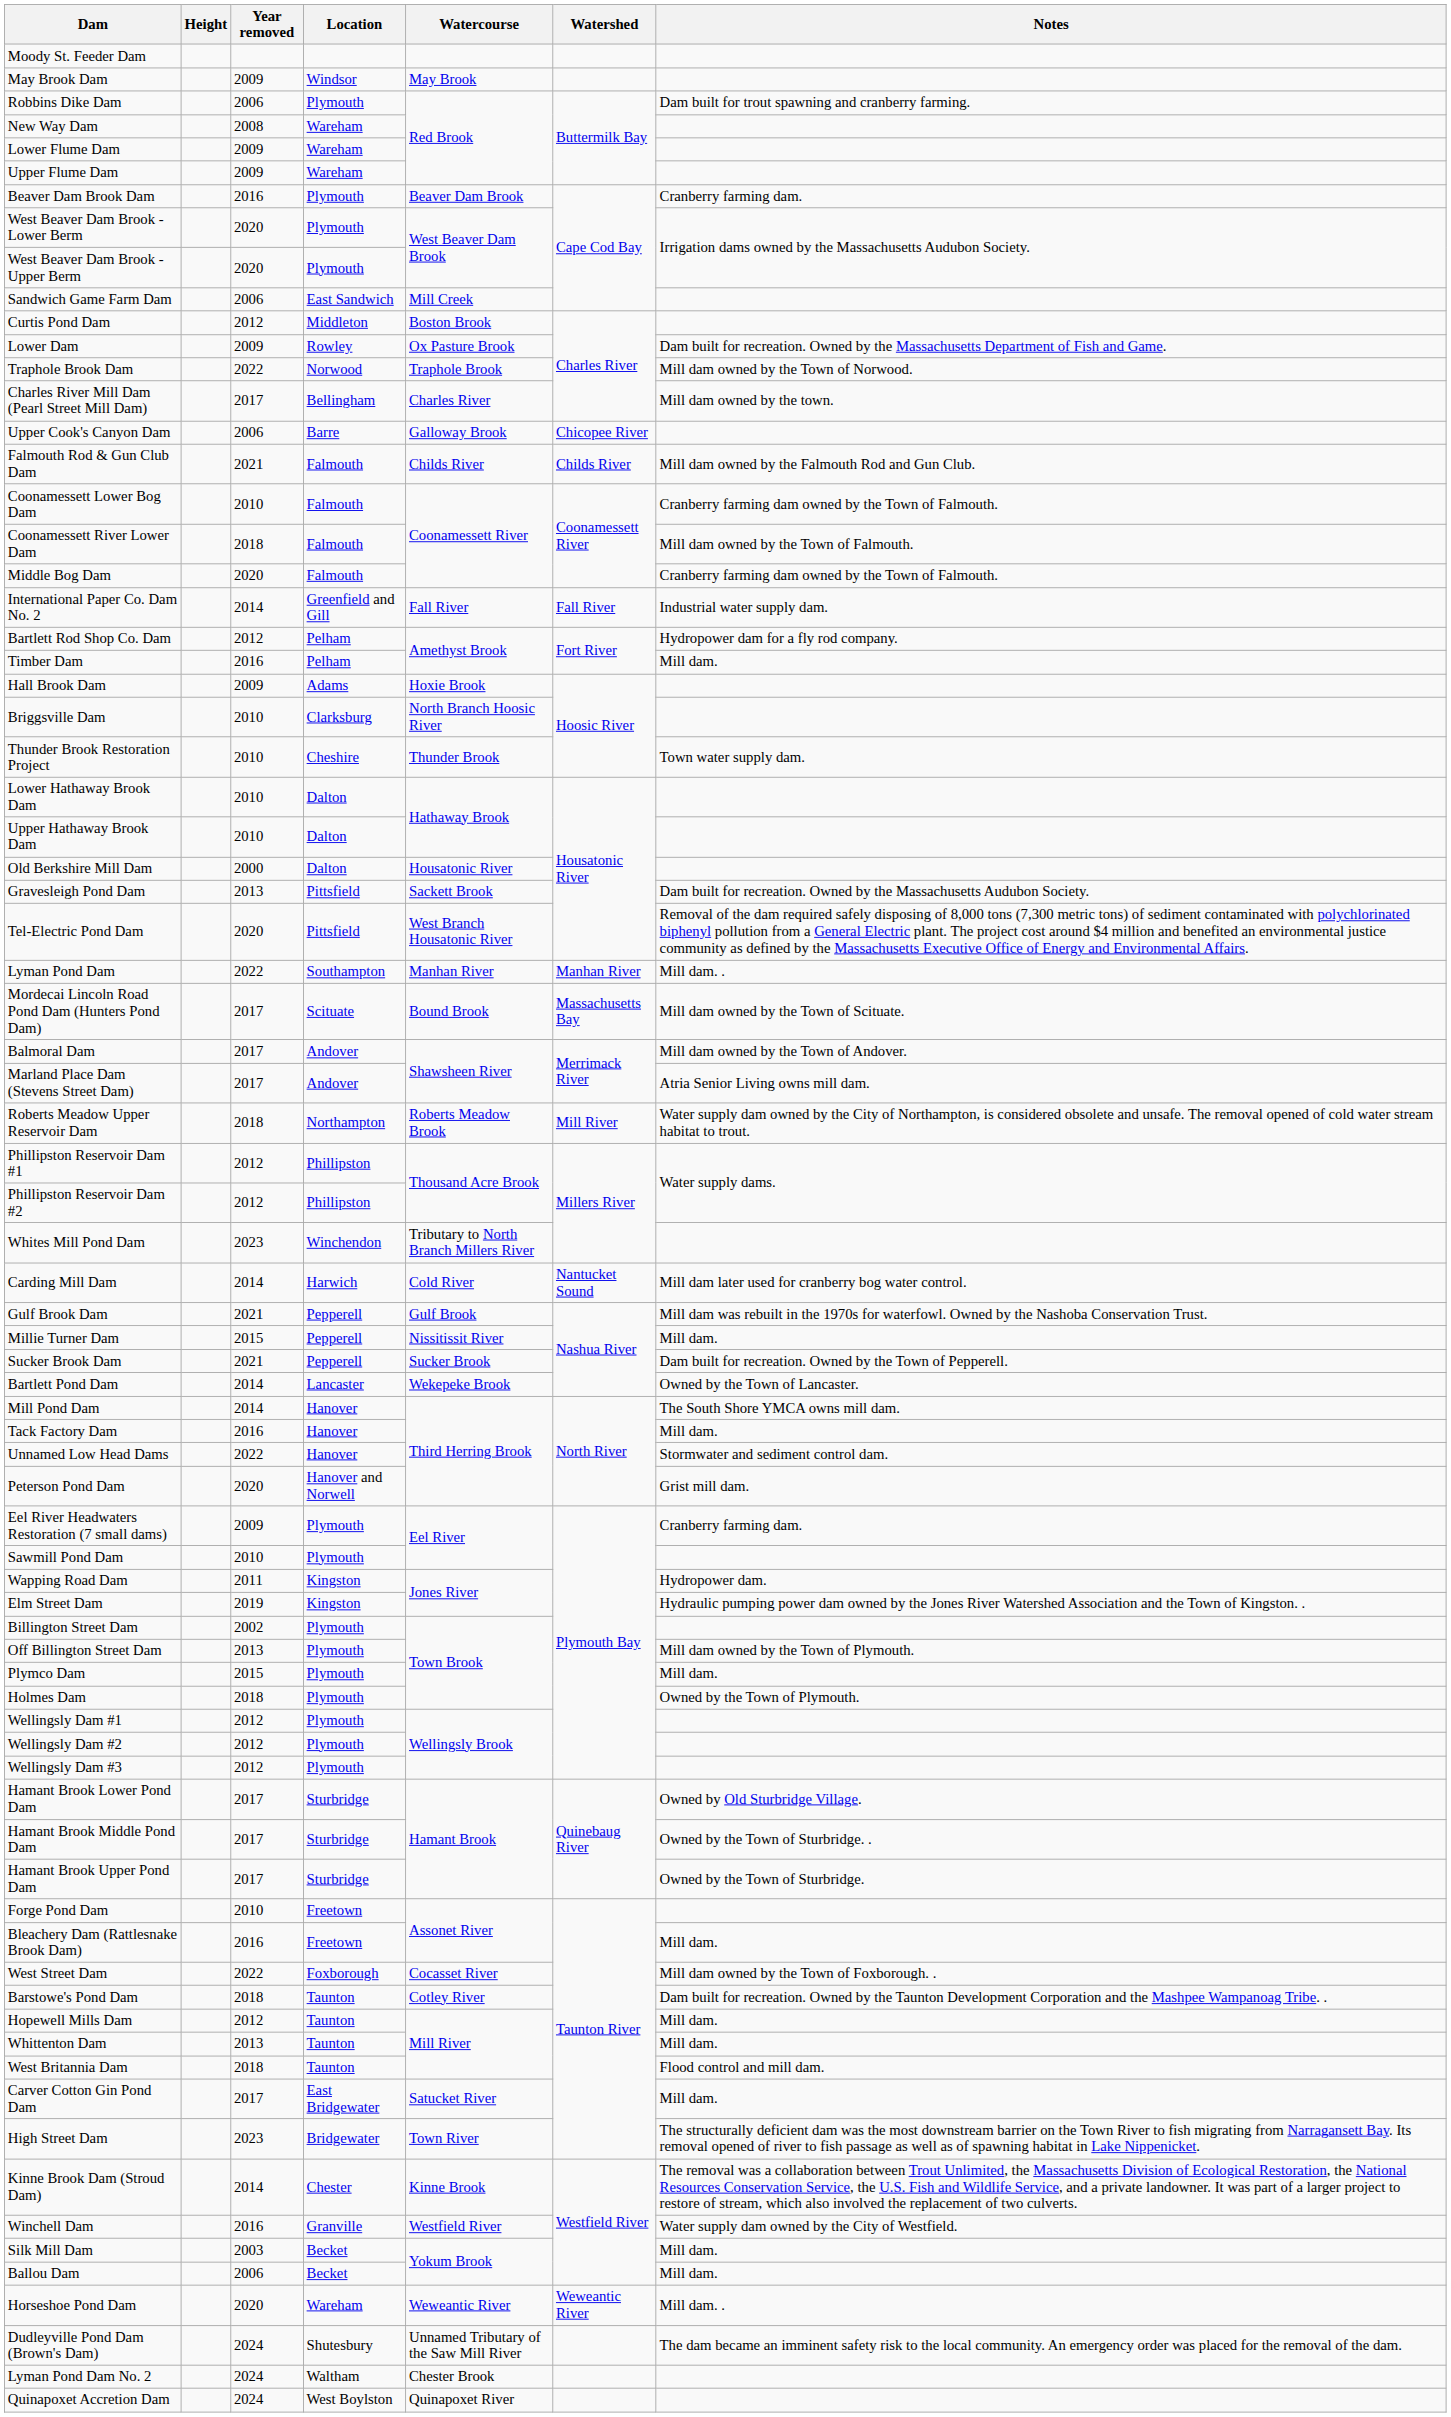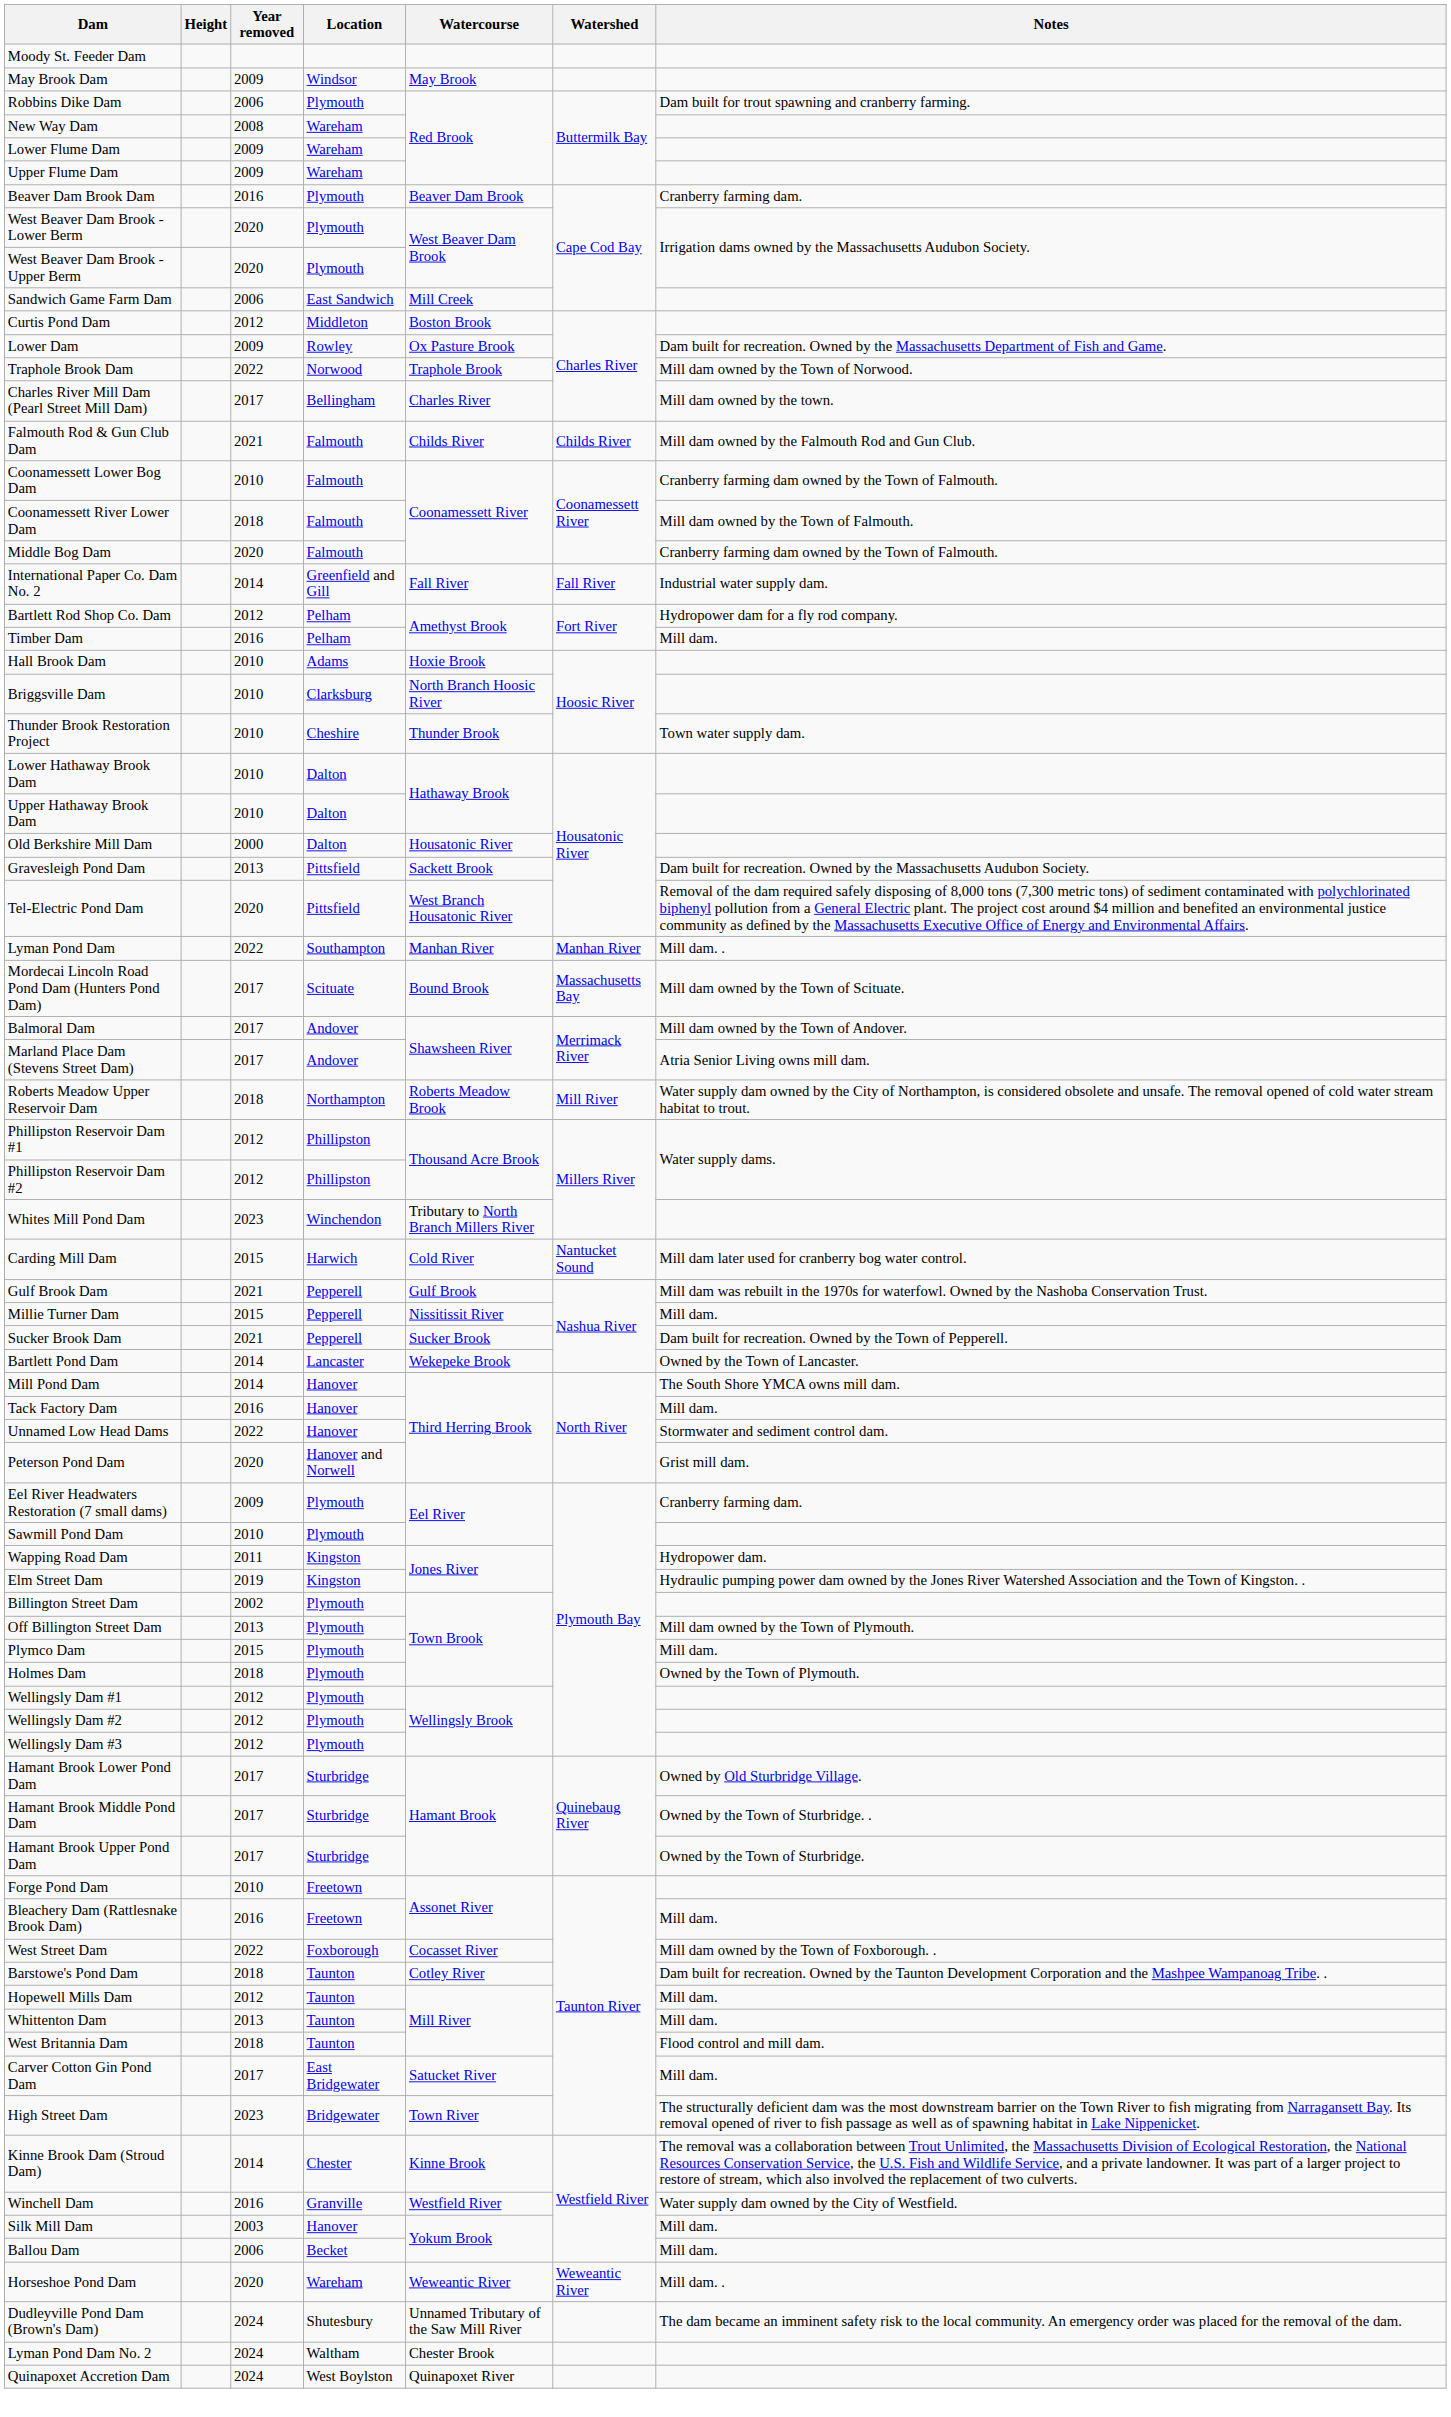- row: (89, 432)
(249, 685) 2009 -> (249, 662) 2010
(249, 1282) 2014 -> (249, 1259) 2015
(327, 2250) Becket -> (332, 2226) Hanover
